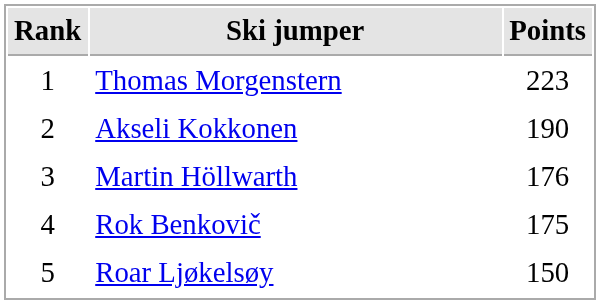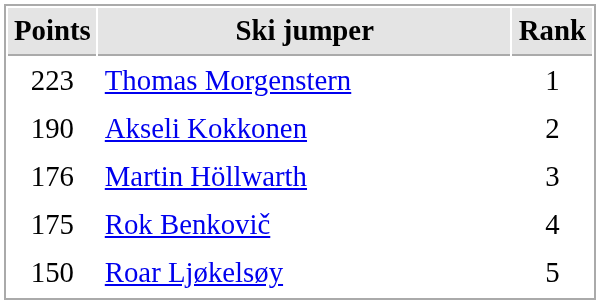columns swapped: (48, 30) <-> (548, 30)
